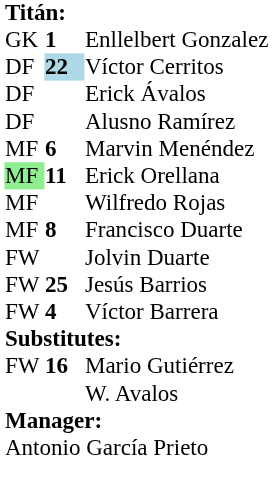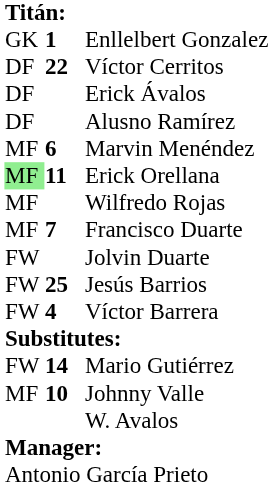(56, 66) lightblue background -> (56, 66) no background
(51, 229) 8 -> (51, 229) 7
(56, 365) 16 -> (56, 365) 14
+ row: (145, 393)
